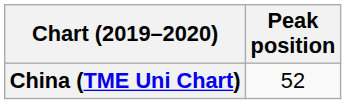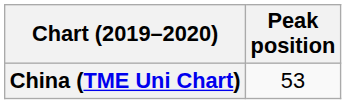(293, 80) 52 -> (293, 80) 53
